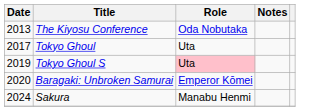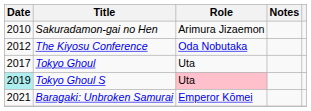+ row: (97, 30)
(19, 30) 2013 -> (19, 47) 2012
(19, 64) no background -> (19, 81) paleturquoise background
(19, 81) 2020 -> (19, 98) 2021
- row: (53, 98)
